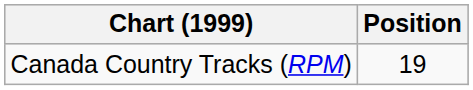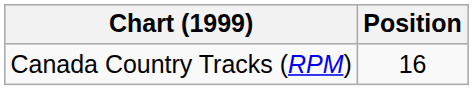(413, 63) 19 -> (413, 63) 16
